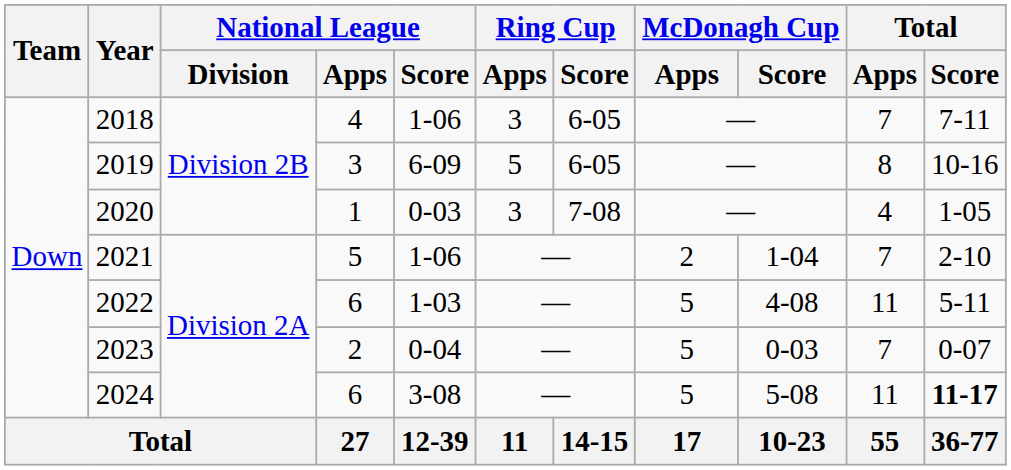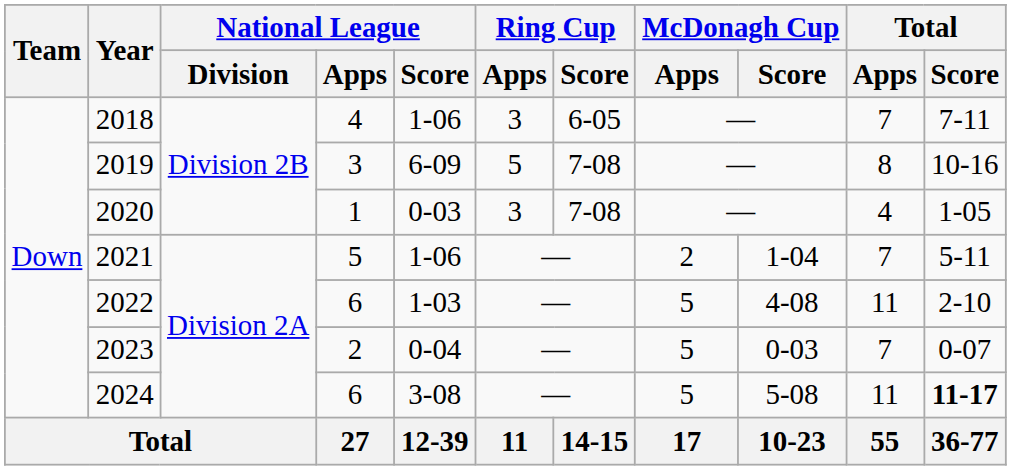(595, 165) 6-05 -> (595, 165) 7-08
(965, 257) 2-10 -> (965, 257) 5-11
(965, 303) 5-11 -> (965, 303) 2-10
